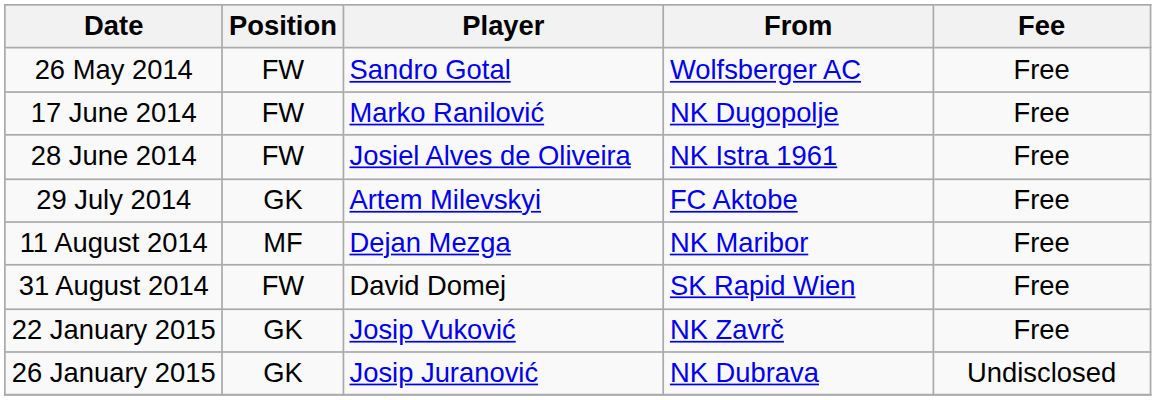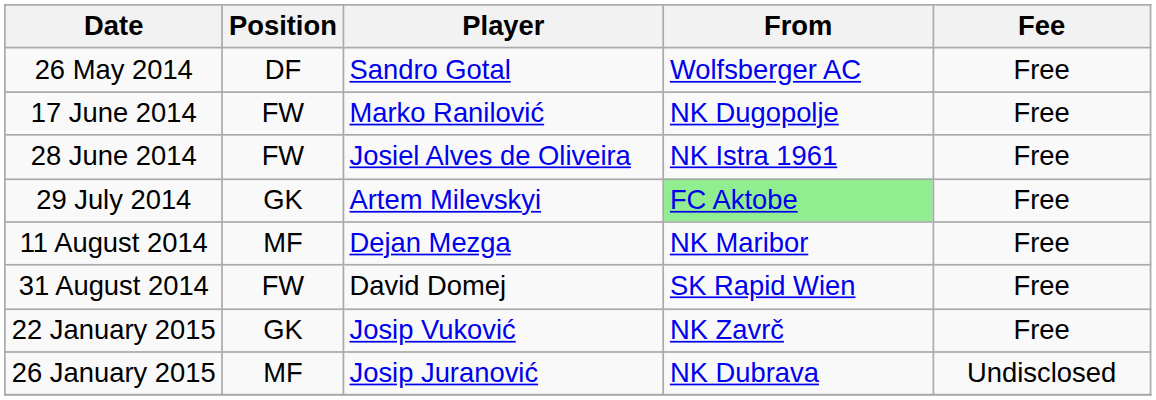(283, 69) FW -> (283, 69) DF
(734, 199) no background -> (734, 199) lightgreen background
(283, 373) GK -> (283, 373) MF
